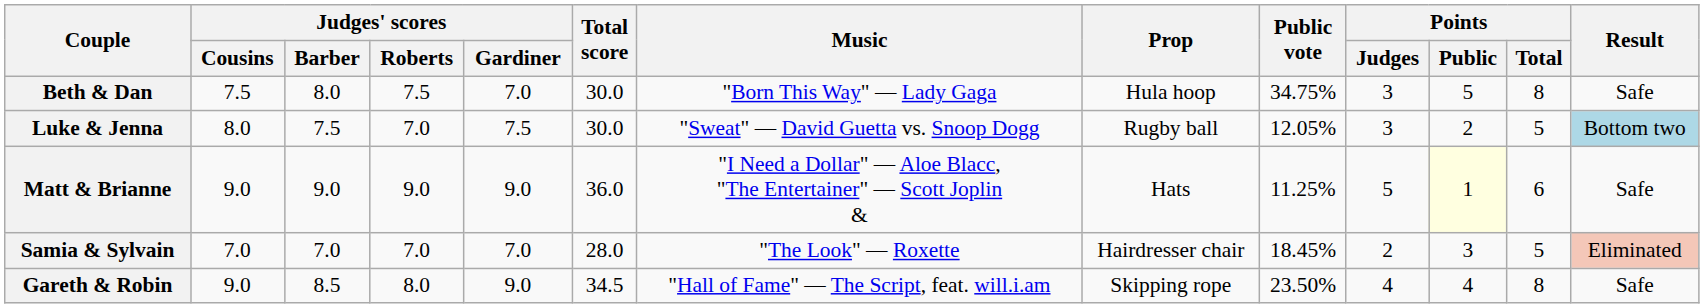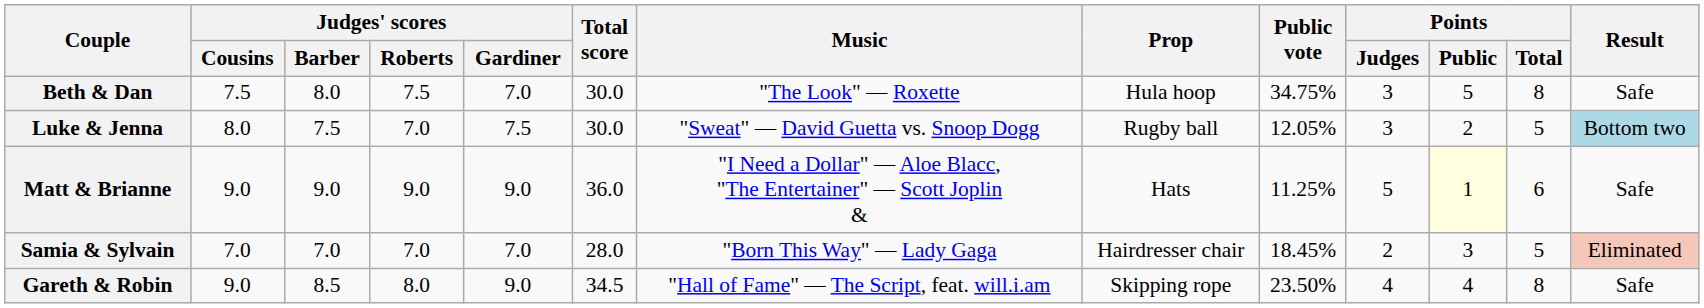(859, 93) "Born This Way" — Lady Gaga -> (859, 93) "The Look" — Roxette
(859, 250) "The Look" — Roxette -> (859, 250) "Born This Way" — Lady Gaga
